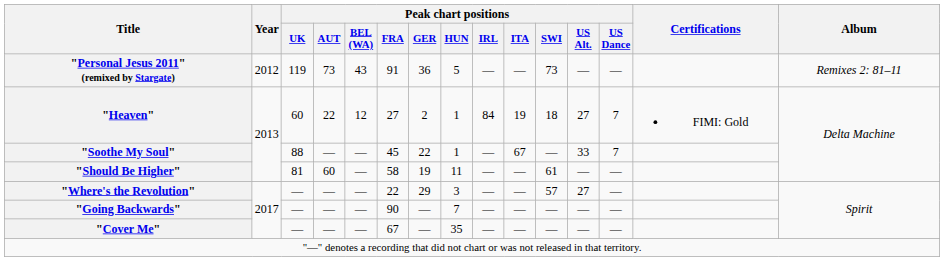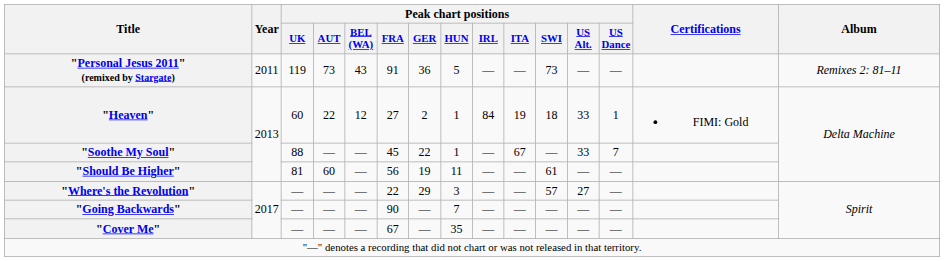(267, 70) 2012 -> (267, 70) 2011
(583, 114) 27 -> (583, 114) 33
(616, 114) 7 -> (616, 114) 1
(393, 171) 58 -> (393, 171) 56
